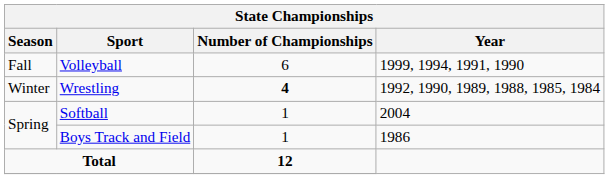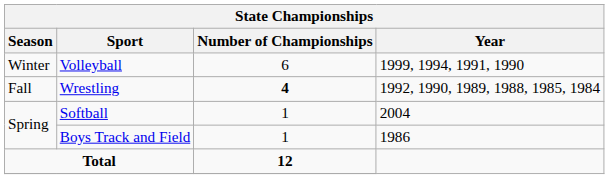(20, 64) Fall -> (29, 64) Winter
(29, 88) Winter -> (20, 88) Fall
